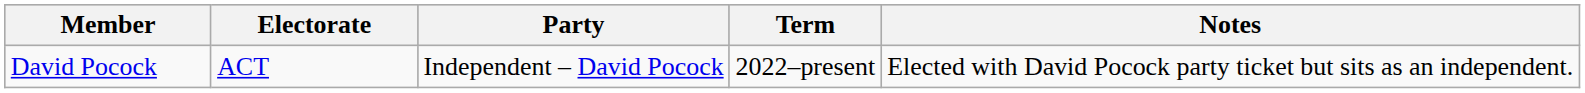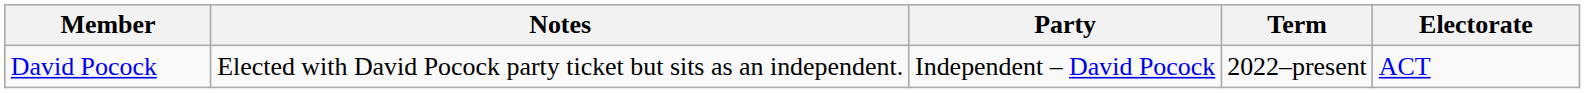columns swapped: (314, 25) <-> (1230, 25)
